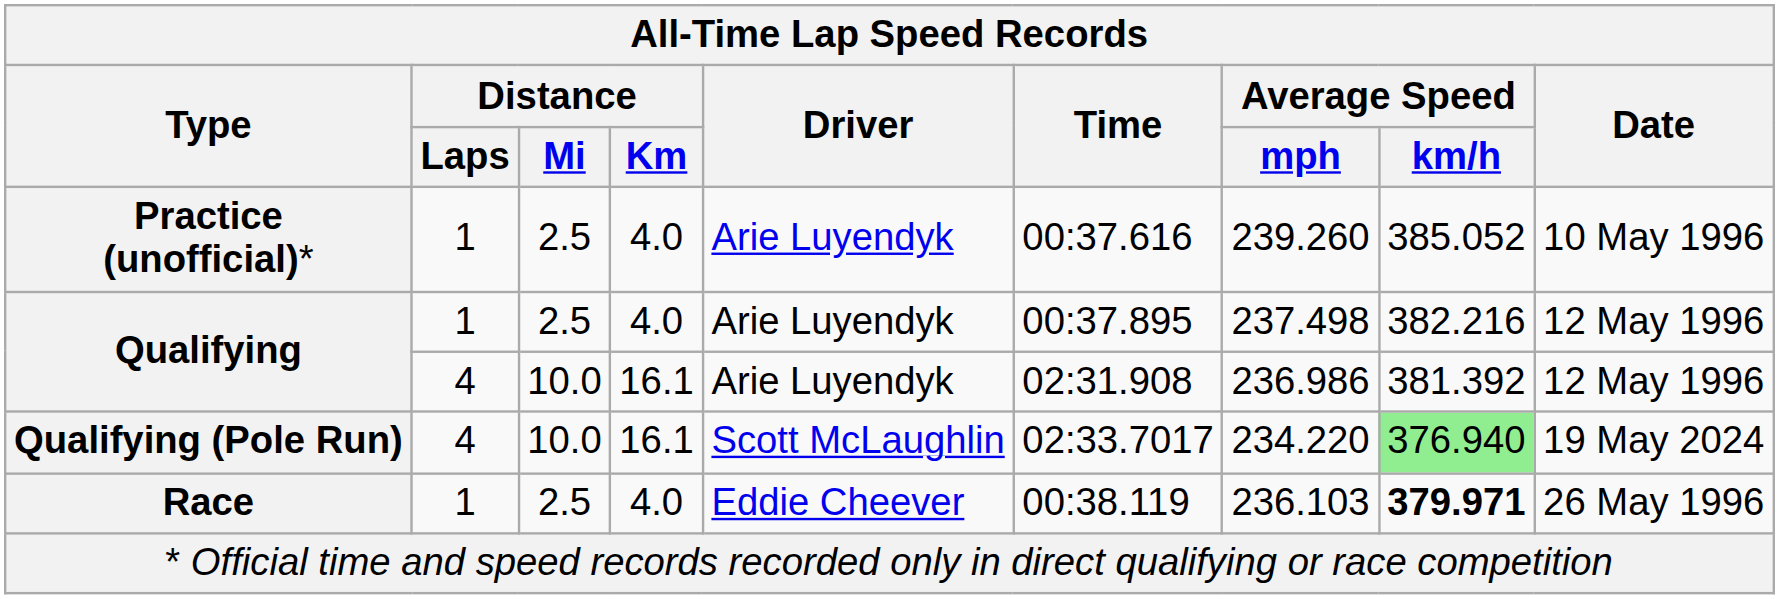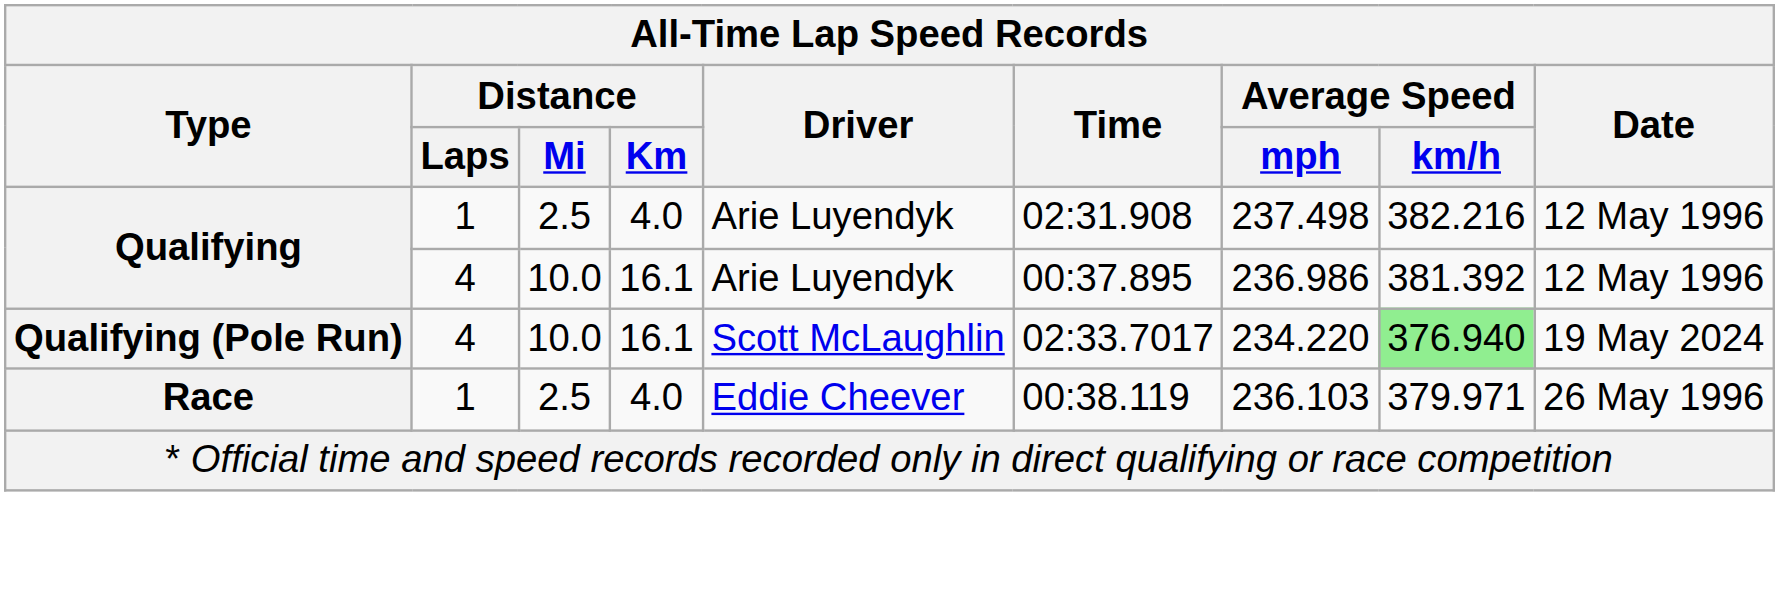- row: (208, 238)
(1107, 320) 00:37.895 -> (1107, 216) 02:31.908
(1107, 381) 02:31.908 -> (1107, 277) 00:37.895
(1456, 502) bold -> (1456, 398) normal
